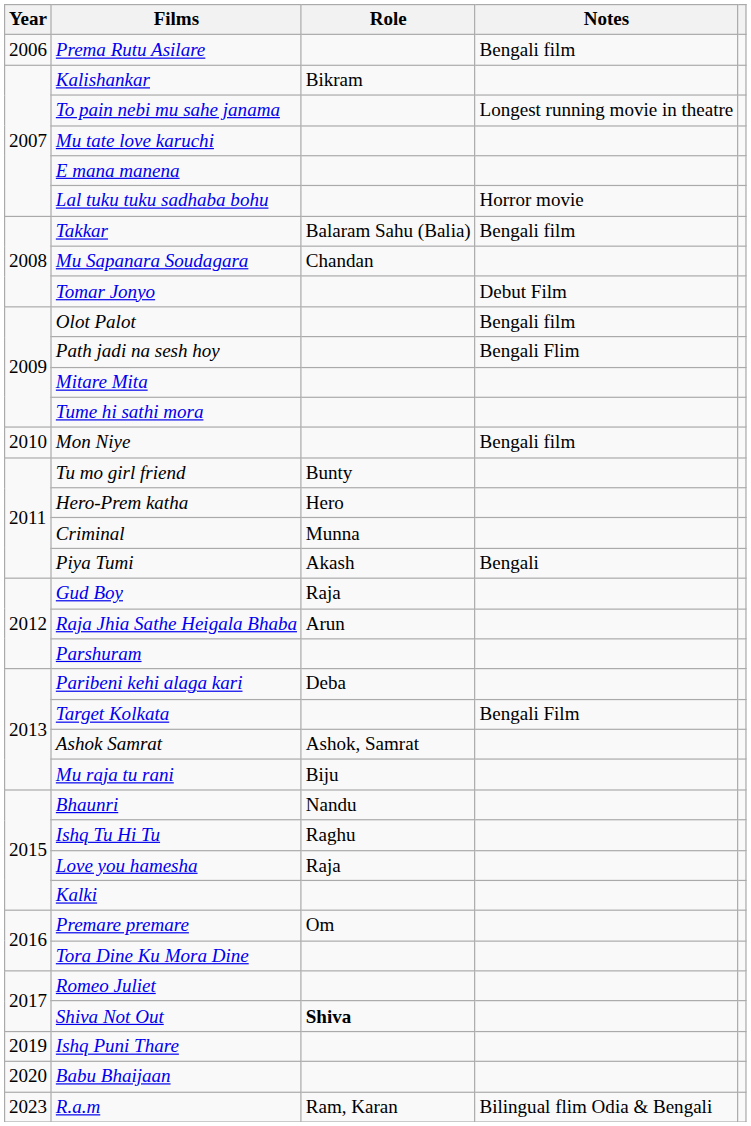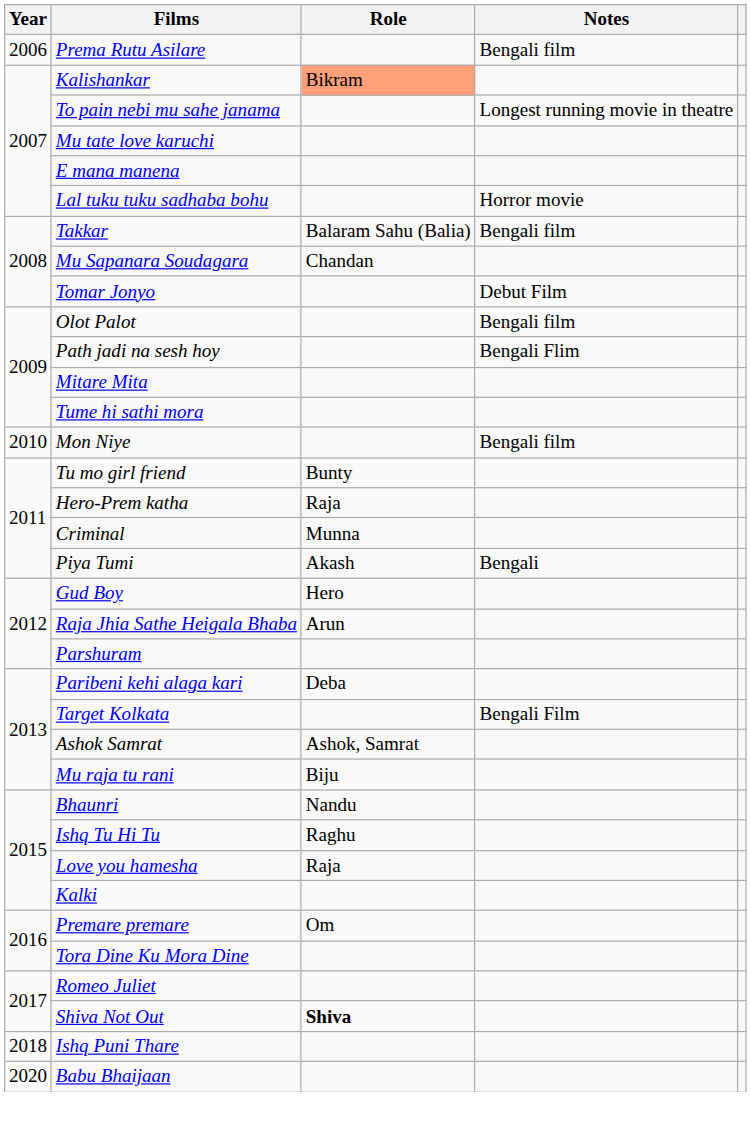(334, 79) no background -> (334, 79) lightsalmon background
(325, 502) Hero -> (323, 502) Raja
(323, 593) Raja -> (325, 593) Hero
(28, 1046) 2019 -> (28, 1046) 2018
- row: (78, 1106)
